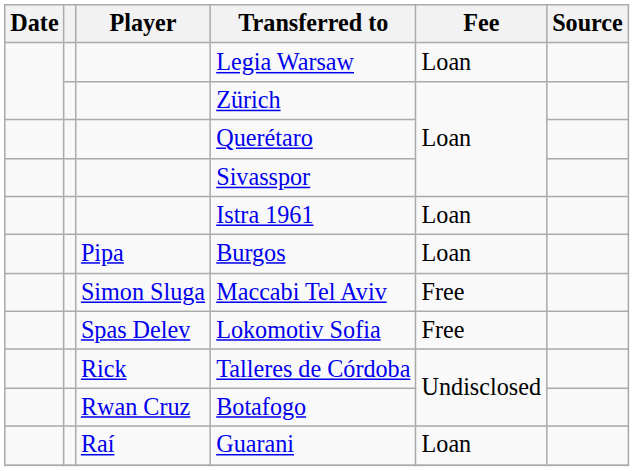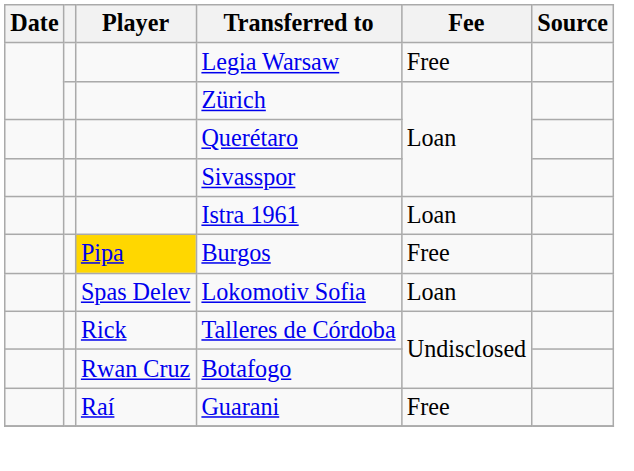(446, 61) Loan -> (428, 61) Free
(102, 253) no background -> (102, 253) gold background
(446, 253) Loan -> (428, 253) Free
- row: (301, 291)
(443, 330) Free -> (432, 291) Loan
(446, 445) Loan -> (428, 406) Free
